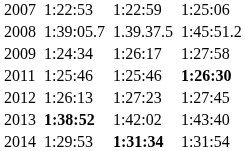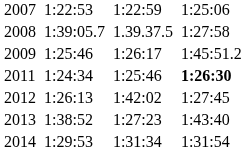(211, 32) 1:45:51.2 -> (205, 32) 1:27:58
(68, 54) 1:24:34 -> (68, 54) 1:25:46
(205, 54) 1:27:58 -> (211, 54) 1:45:51.2
(68, 76) 1:25:46 -> (68, 76) 1:24:34
(137, 98) 1:27:23 -> (137, 98) 1:42:02
(69, 120) bold -> (68, 120) normal
(137, 120) 1:42:02 -> (137, 120) 1:27:23
(138, 142) bold -> (137, 142) normal
